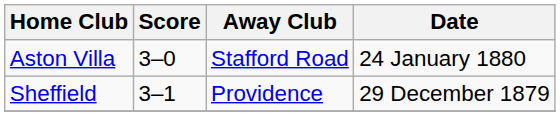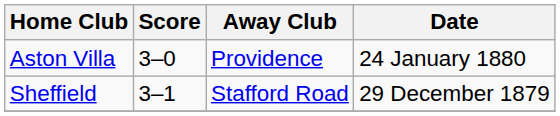(280, 57) Stafford Road -> (267, 57) Providence
(267, 93) Providence -> (280, 93) Stafford Road
